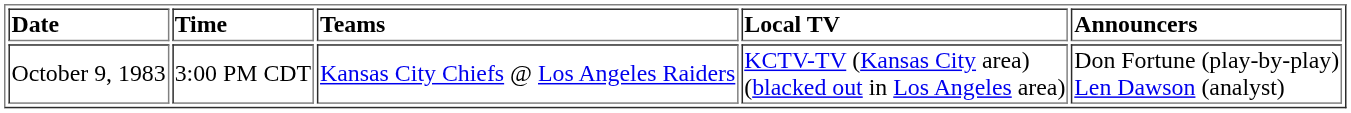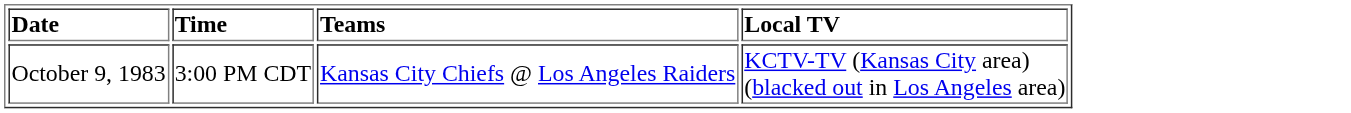- column: (1136, 24)
